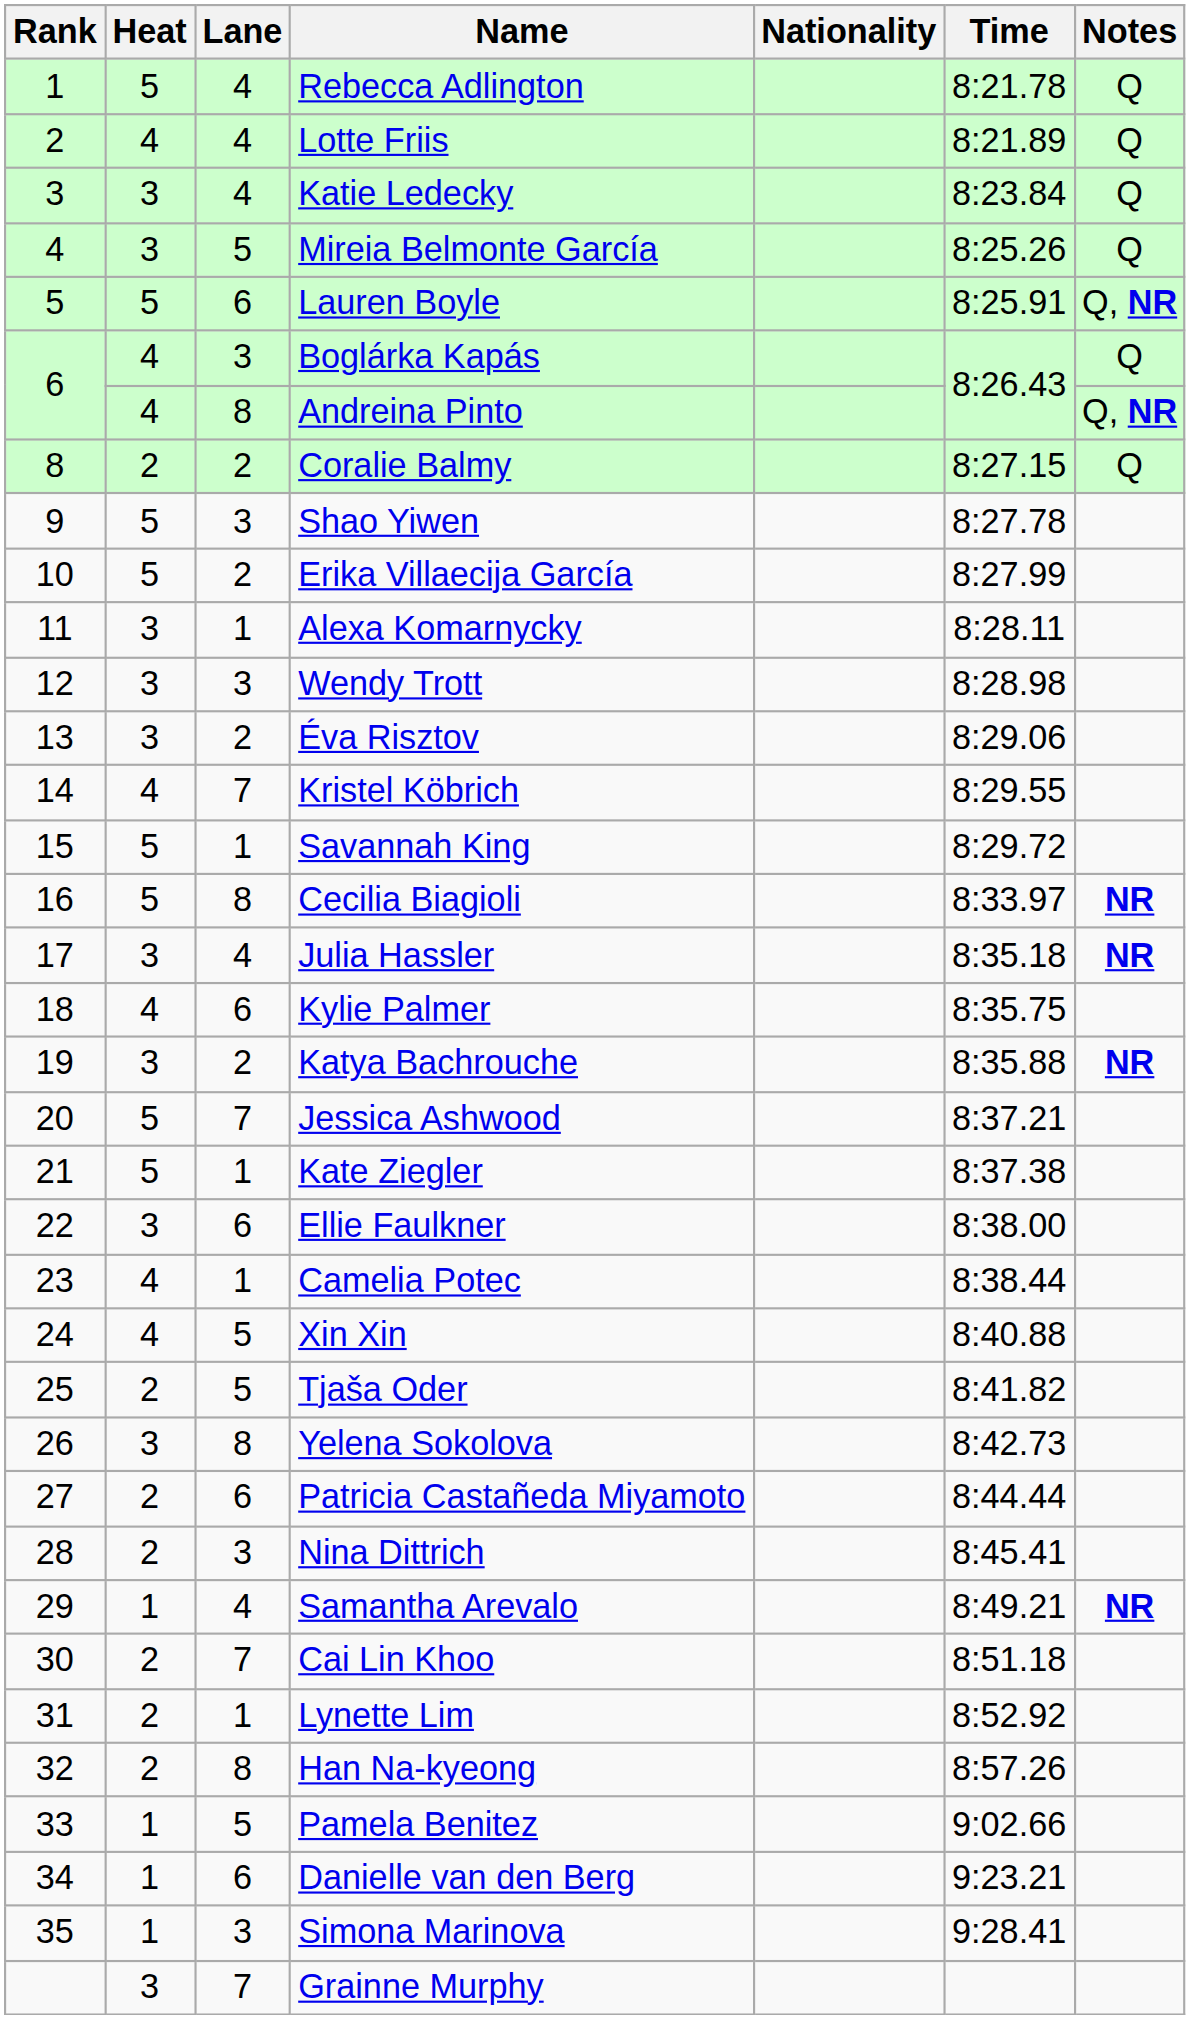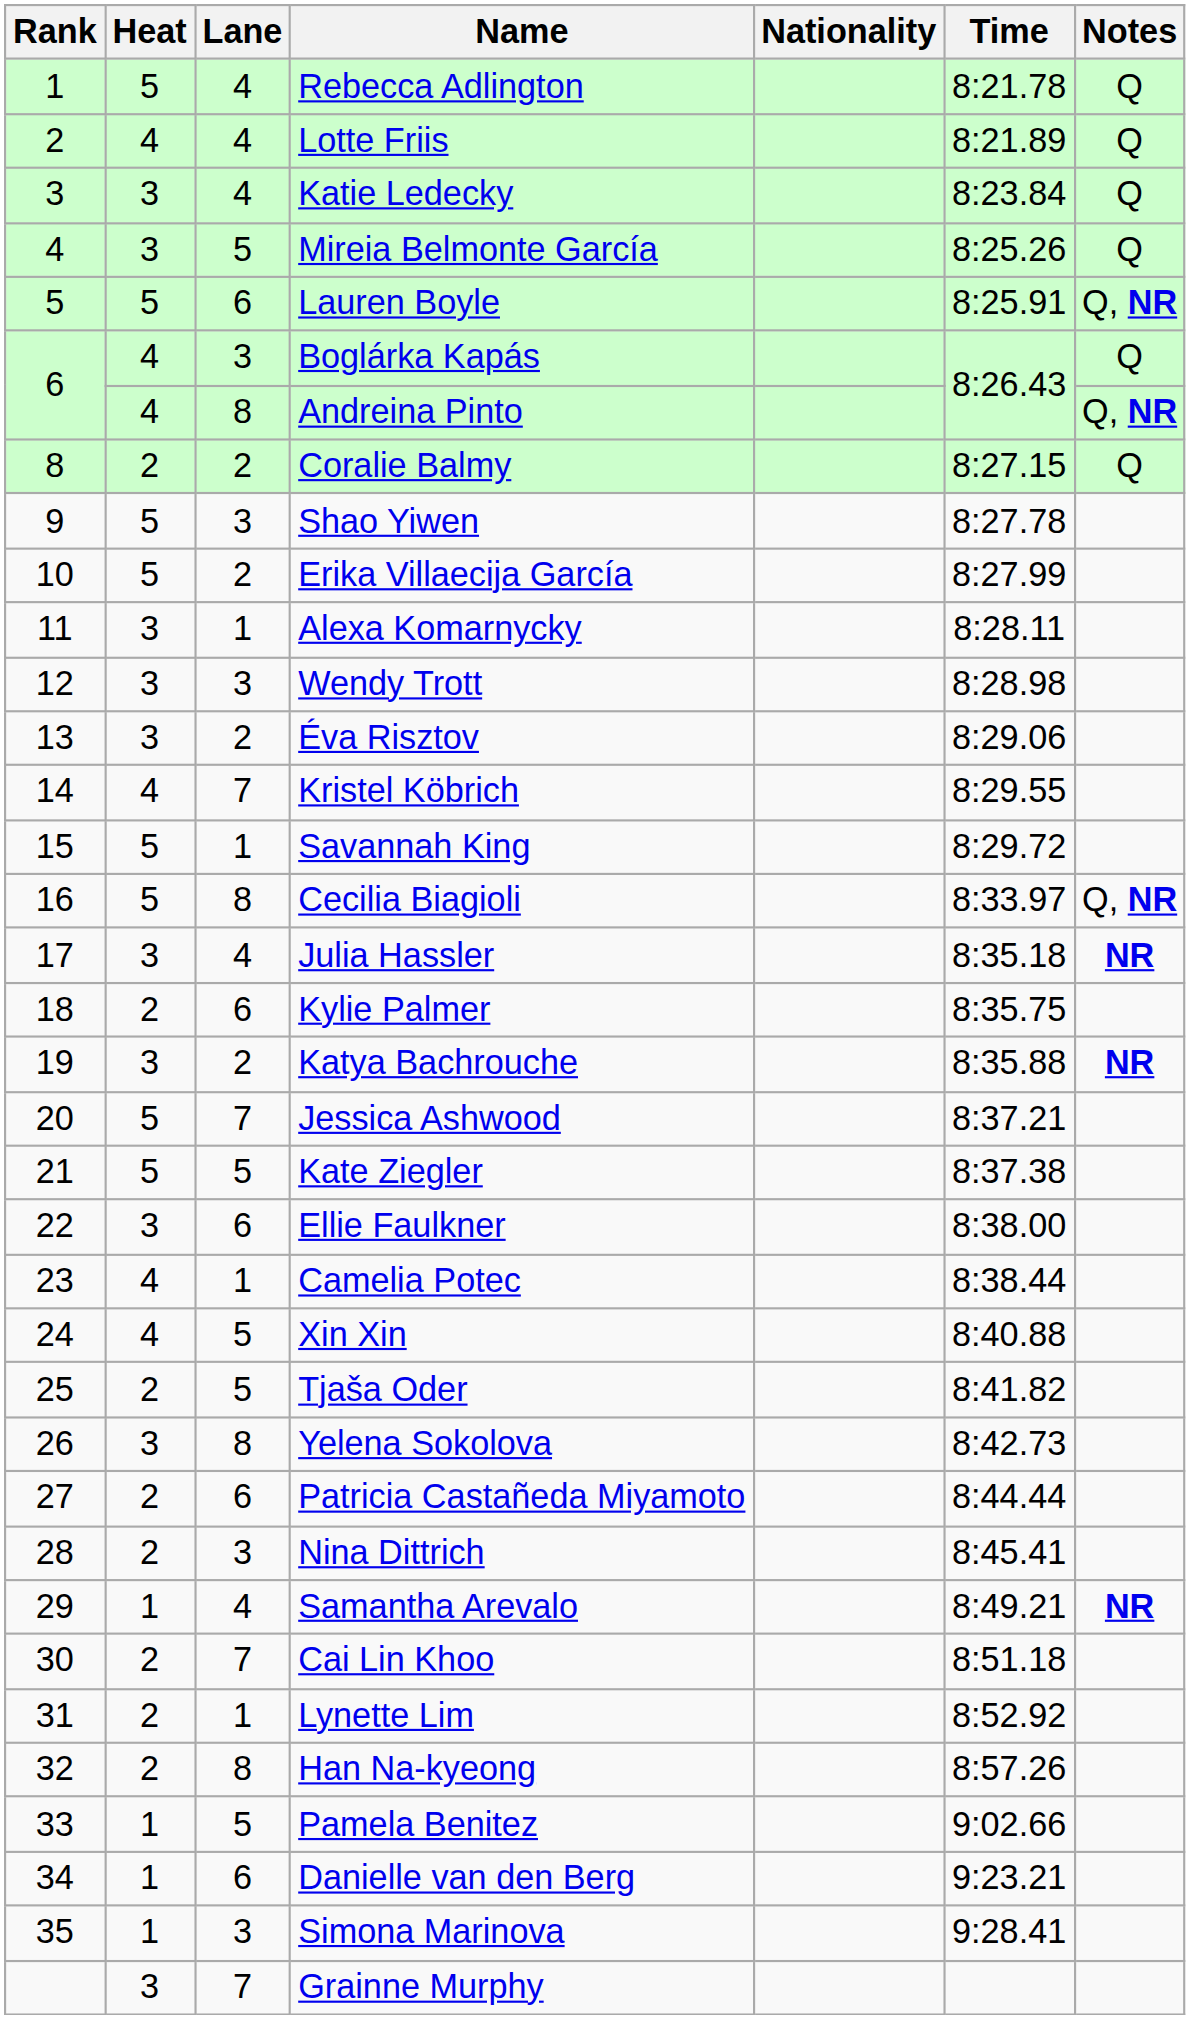(1130, 900) NR -> (1130, 900) Q, NR
(150, 1009) 4 -> (150, 1009) 2
(242, 1172) 1 -> (242, 1172) 5
